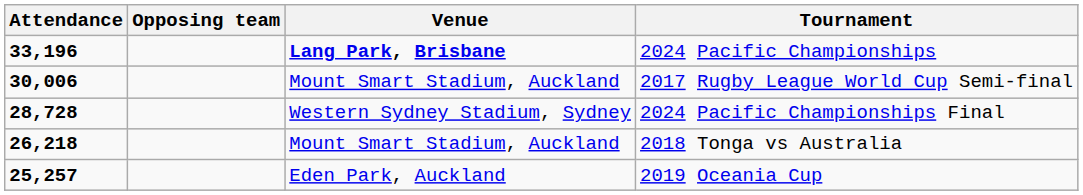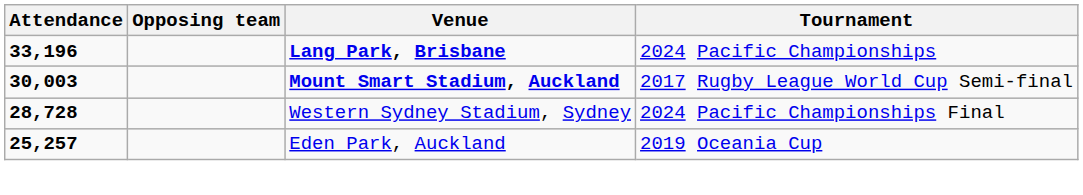(43, 82) 30,006 -> (43, 82) 30,003
(454, 82) normal -> (454, 82) bold
- row: (771, 144)
